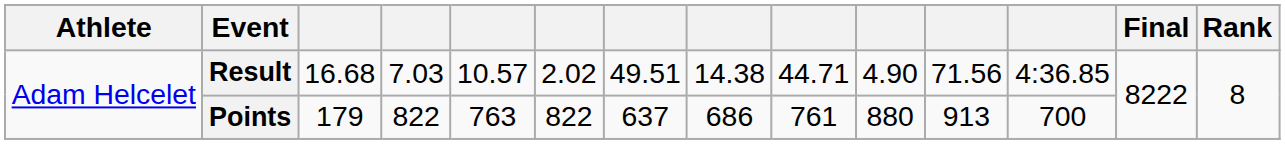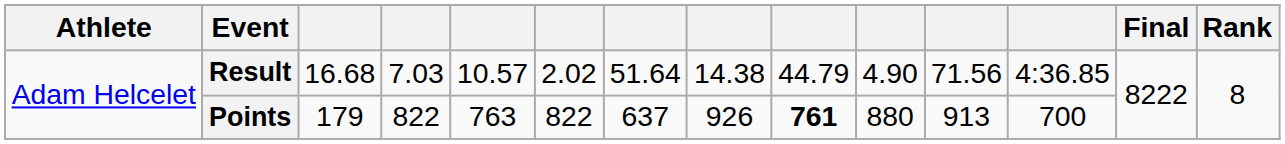(645, 73) 49.51 -> (645, 73) 51.64
(814, 73) 44.71 -> (814, 73) 44.79
(729, 117) 686 -> (729, 117) 926
(814, 117) normal -> (814, 117) bold
